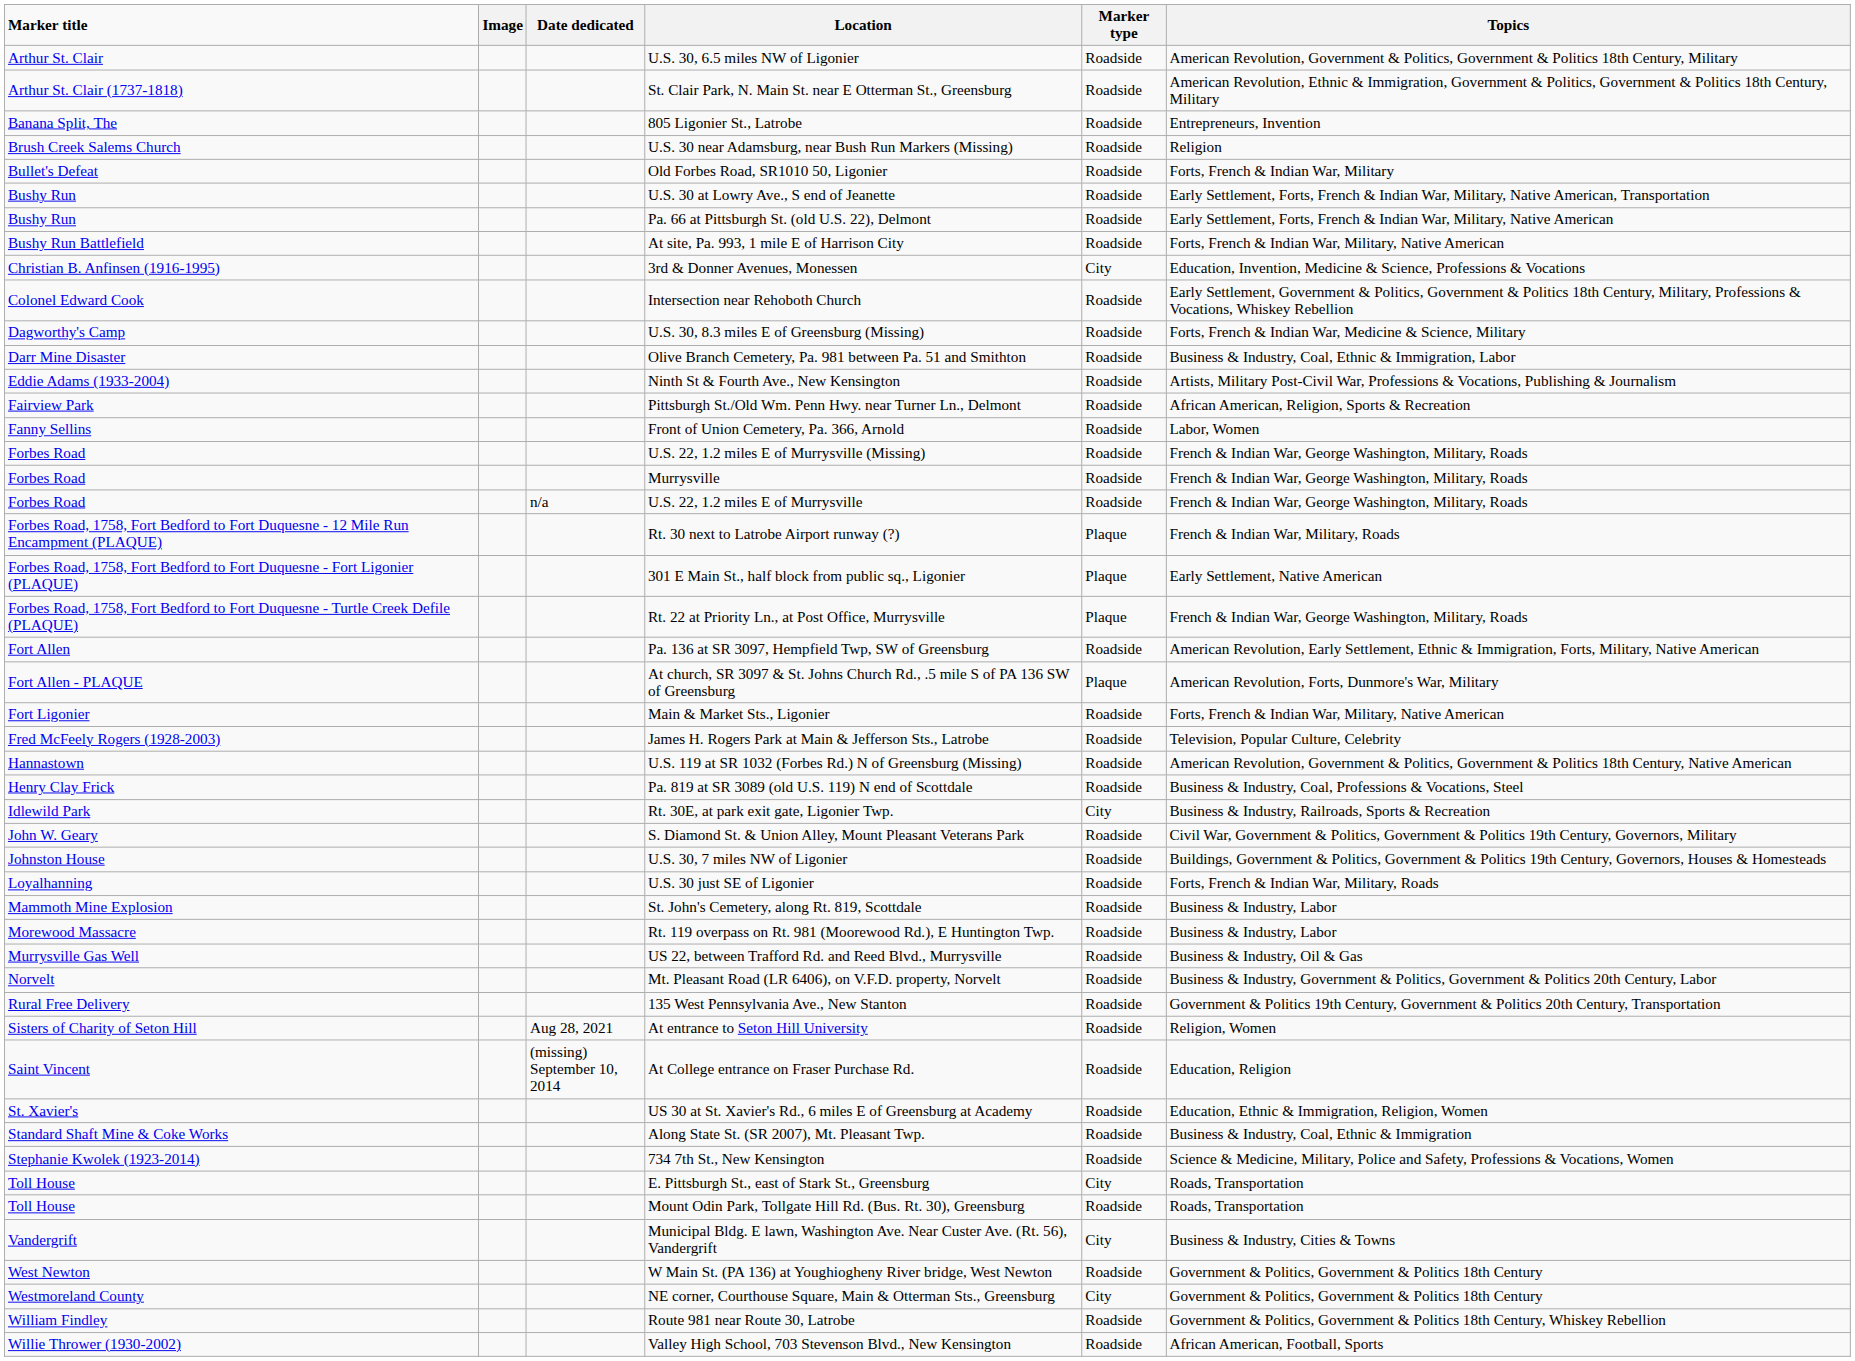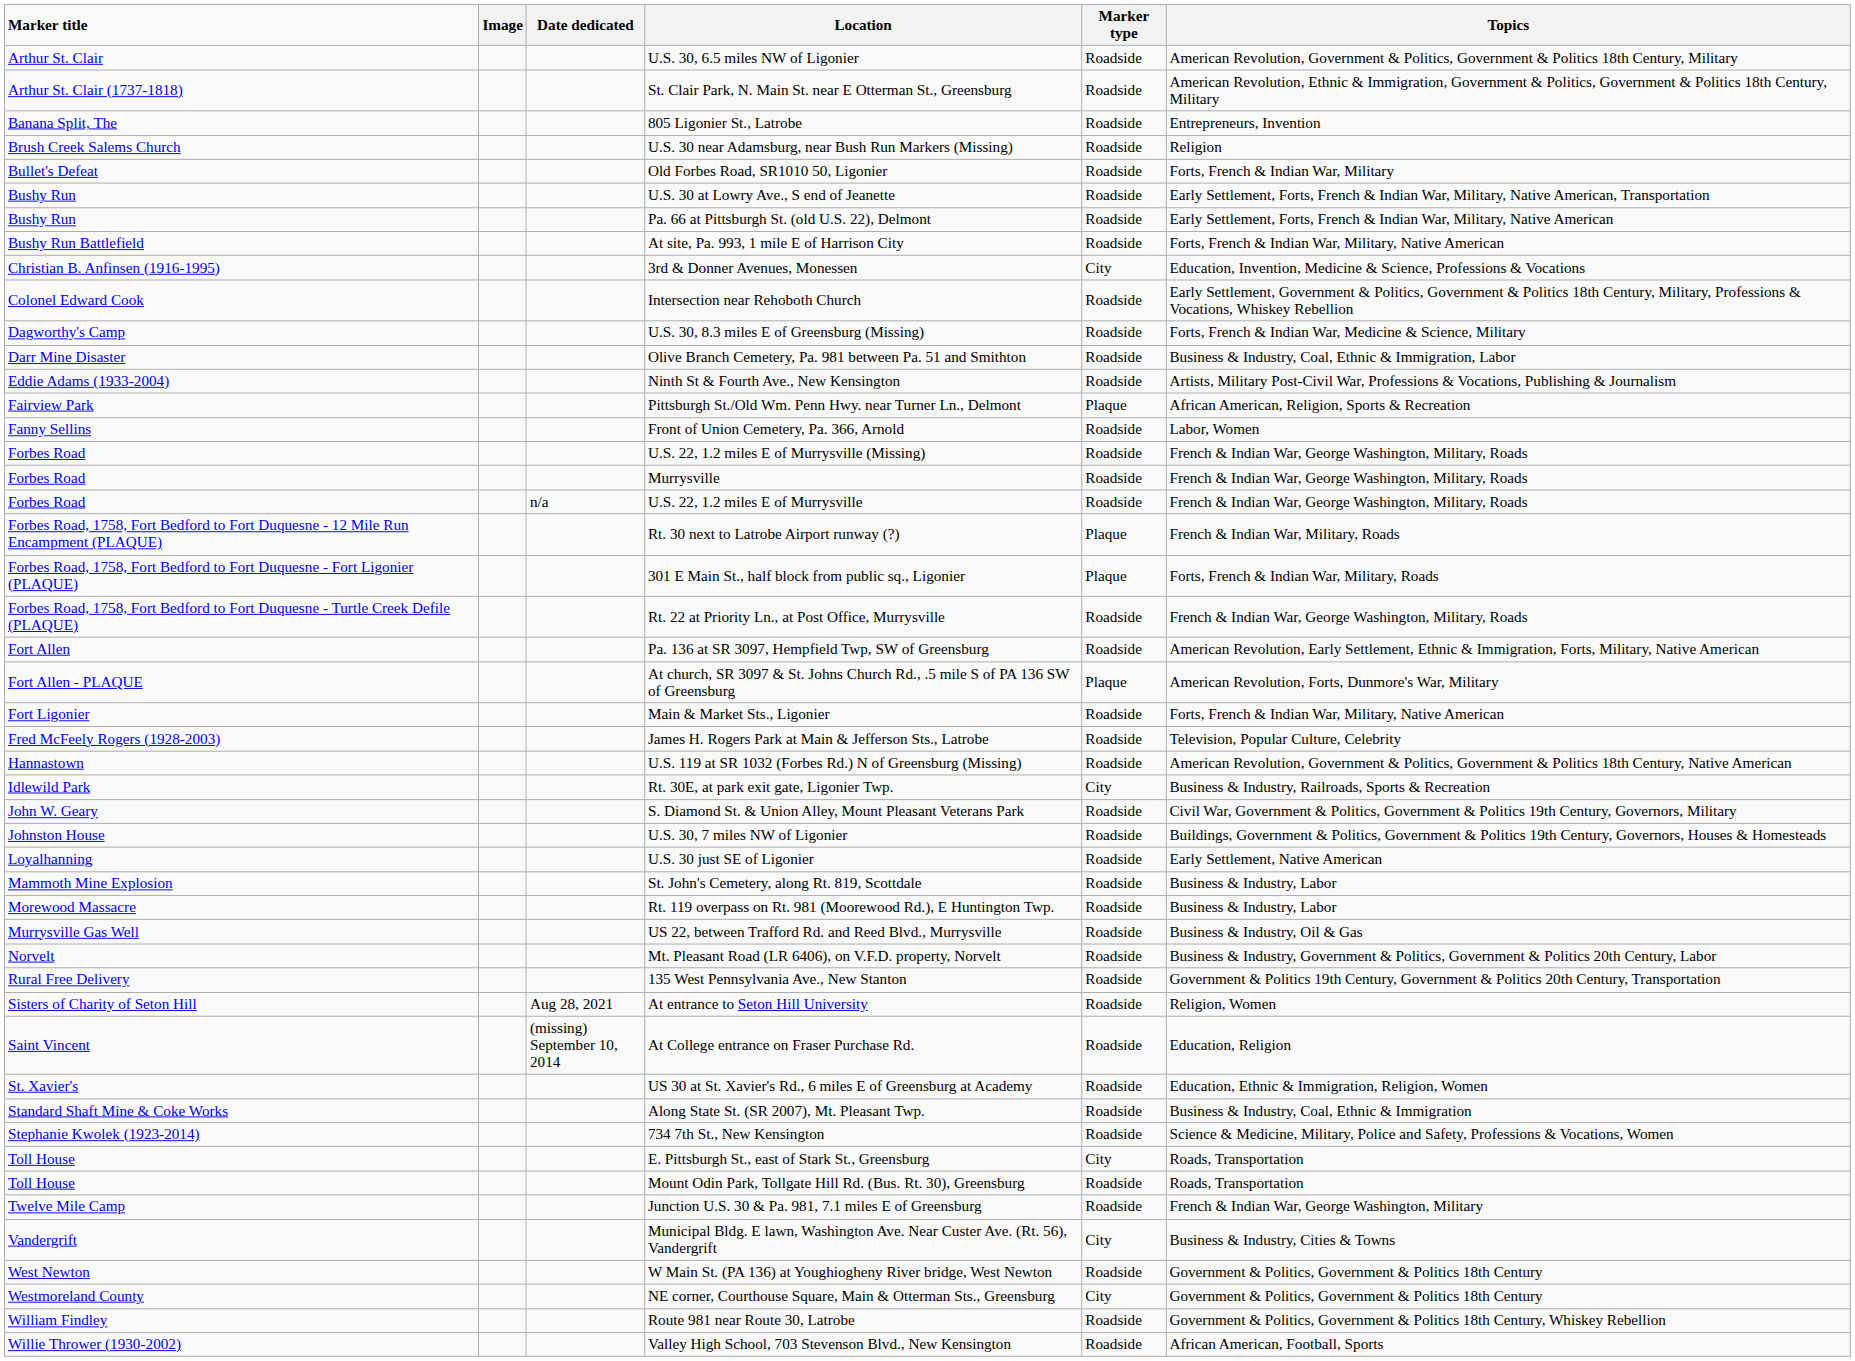(1114, 405) Roadside -> (1106, 405) Plaque
(1276, 575) Early Settlement, Native American -> (1304, 575) Forts, French & Indian War, Military, Roads
(1106, 616) Plaque -> (1114, 616) Roadside
- row: (810, 787)
(1304, 883) Forts, French & Indian War, Military, Roads -> (1276, 859) Early Settlement, Native American
+ row: (815, 1207)
